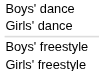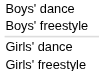rows swapped: (47, 47) <-> (39, 26)
